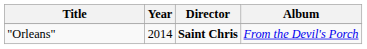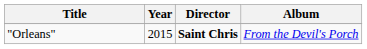(160, 33) 2014 -> (160, 33) 2015
